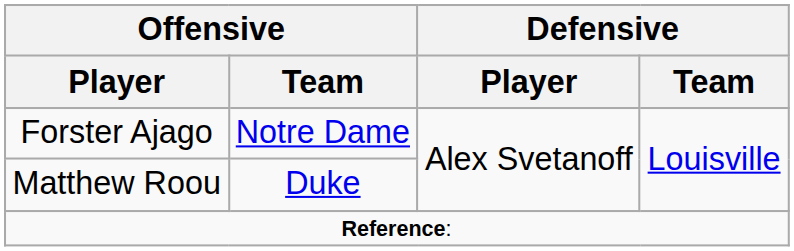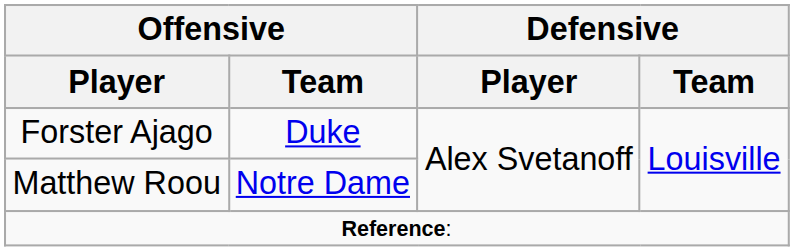(323, 132) Notre Dame -> (323, 132) Duke
(323, 183) Duke -> (323, 183) Notre Dame
